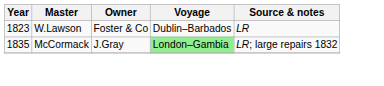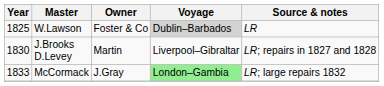(18, 28) 1823 -> (18, 28) 1825
(192, 28) no background -> (192, 28) lightgrey background
+ row: (54, 50)
(18, 45) 1835 -> (18, 72) 1833
